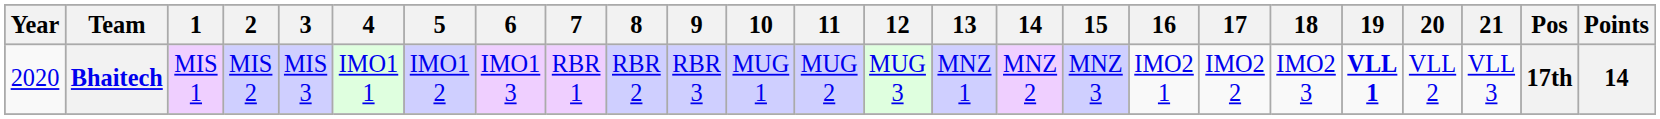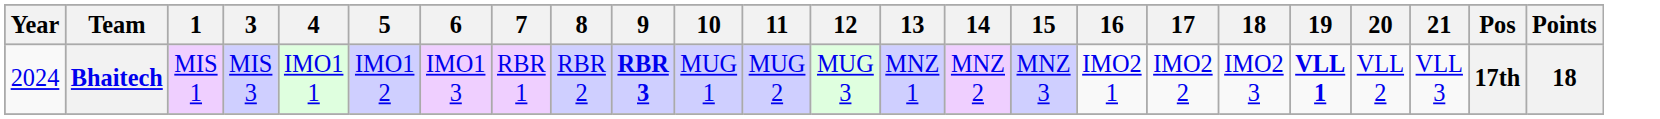- column: (251, 24)
(35, 78) 2020 -> (35, 78) 2024
(697, 78) normal -> (643, 78) bold
(1617, 78) 14 -> (1564, 78) 18
